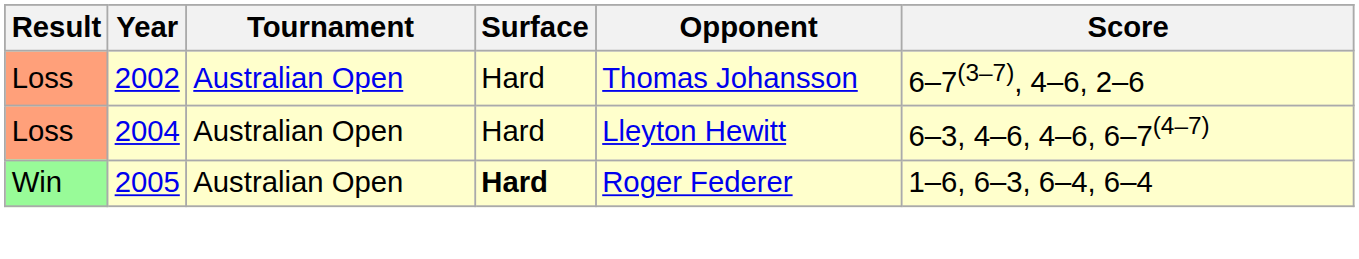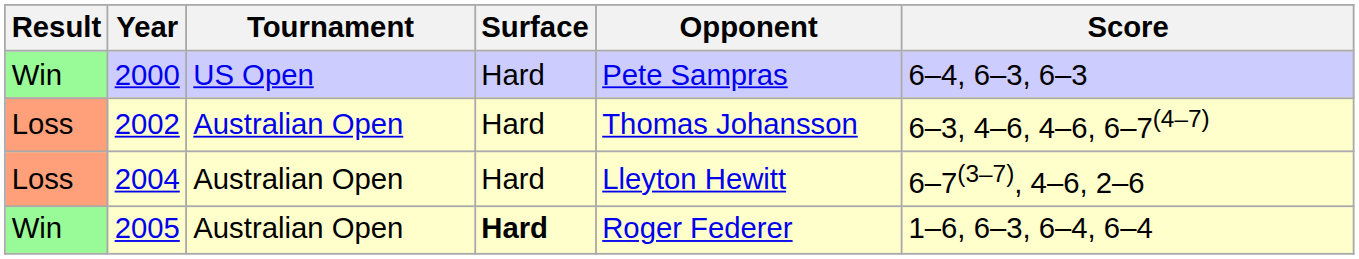+ row: (147, 74)
(1027, 78) 6–7(3–7), 4–6, 2–6 -> (1059, 124) 6–3, 4–6, 4–6, 6–7(4–7)
(1059, 132) 6–3, 4–6, 4–6, 6–7(4–7) -> (1027, 178) 6–7(3–7), 4–6, 2–6
